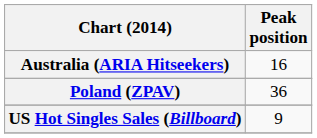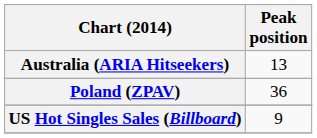(278, 64) 16 -> (278, 64) 13
